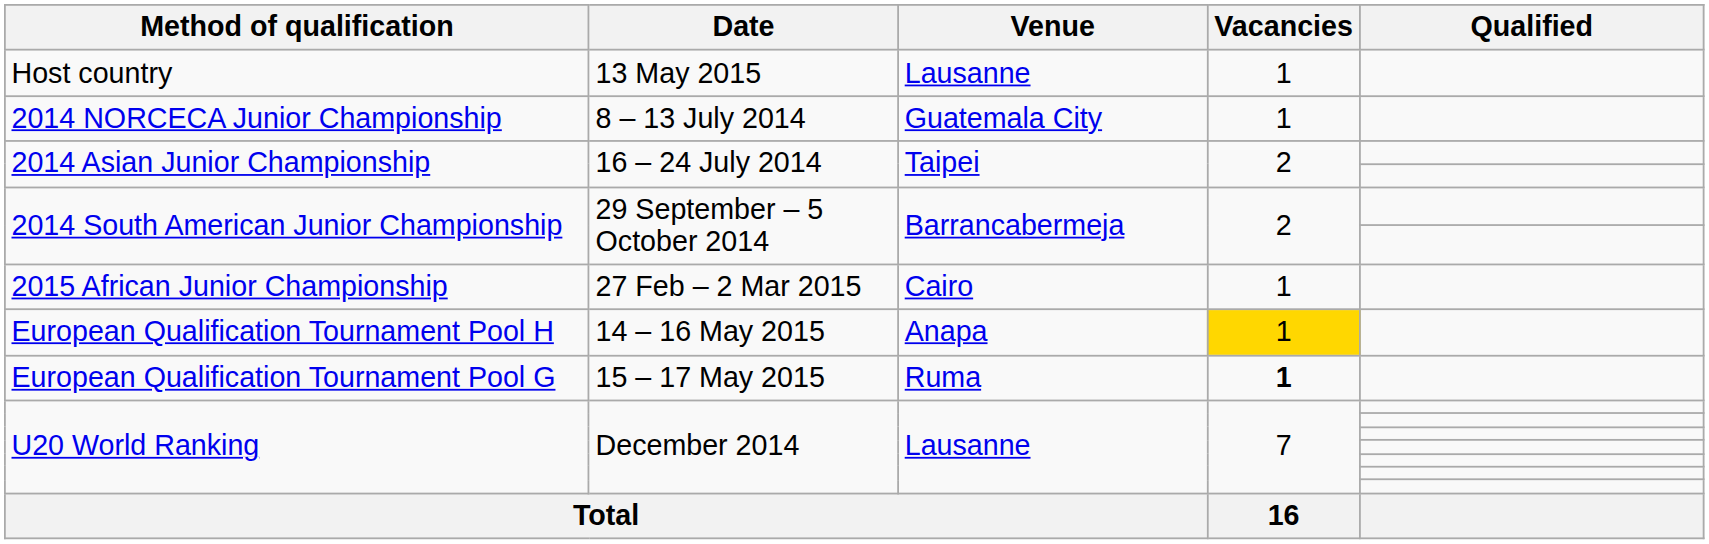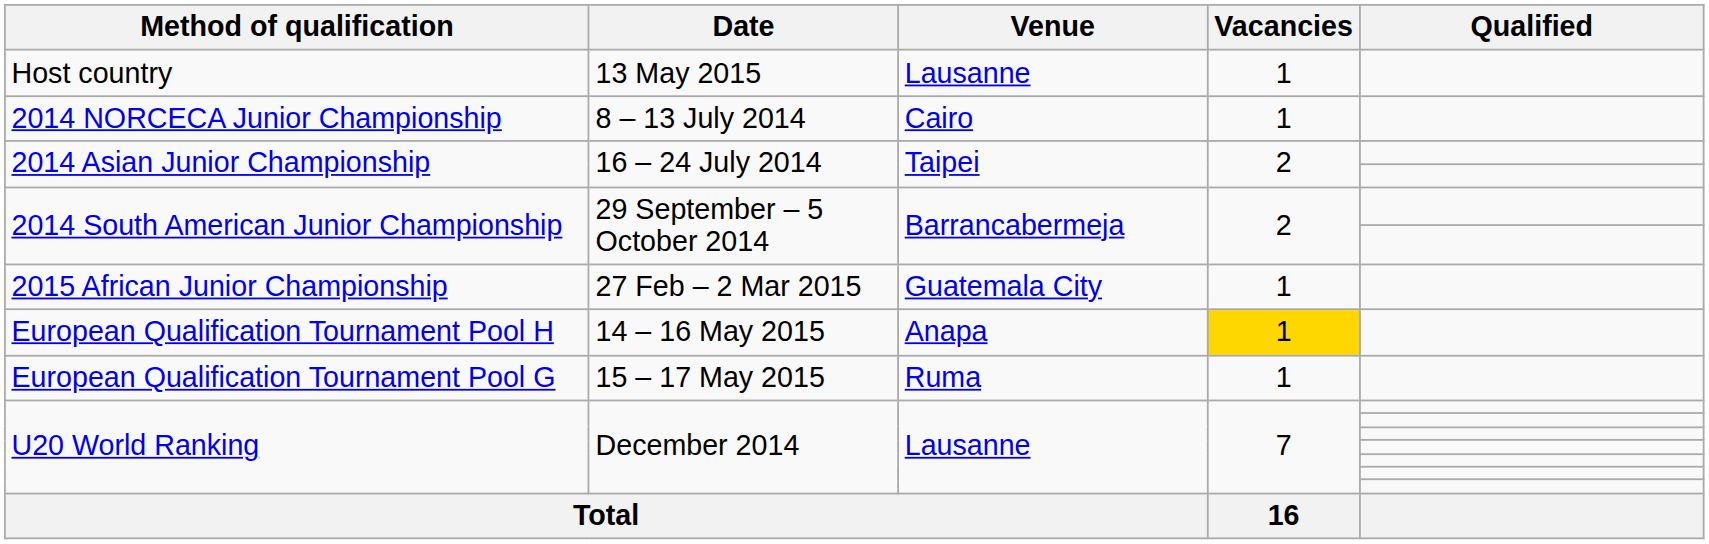(1003, 118) Guatemala City -> (939, 118) Cairo
(939, 286) Cairo -> (1003, 286) Guatemala City
(1284, 377) bold -> (1284, 377) normal
